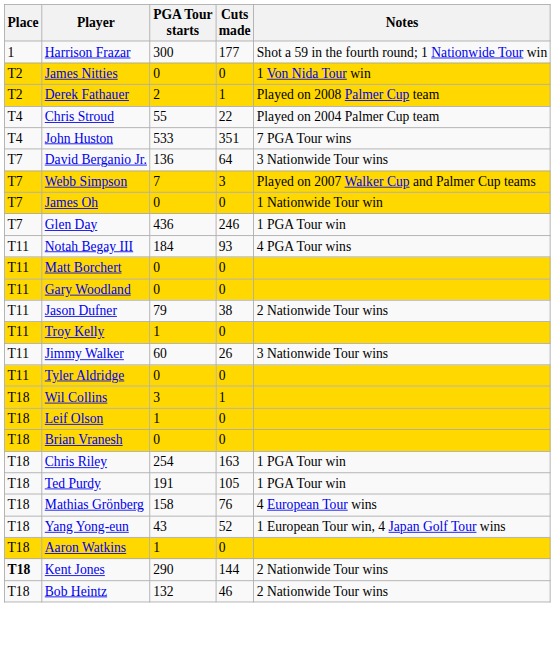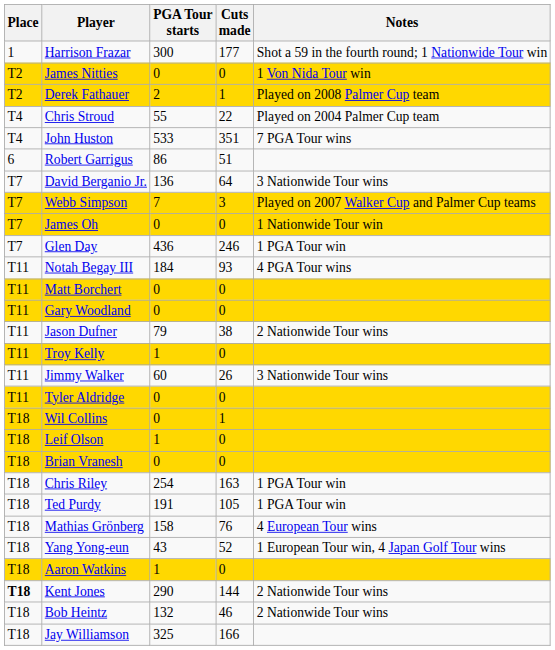+ row: (89, 159)
(157, 397) 3 -> (157, 418) 0
+ row: (87, 634)
